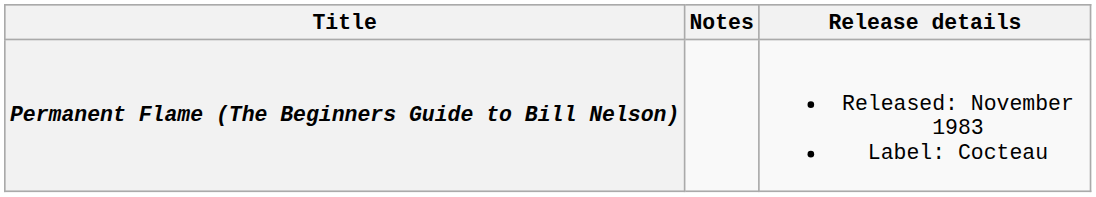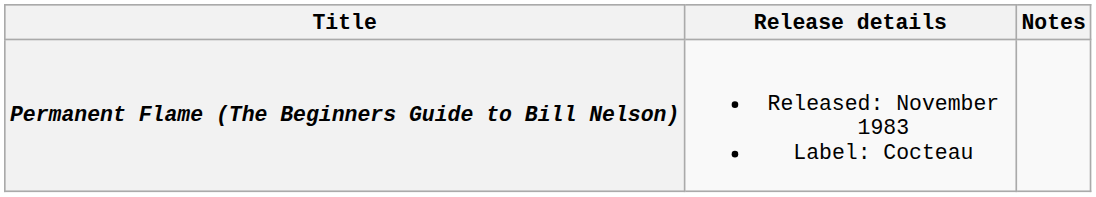columns swapped: (925, 22) <-> (722, 22)
